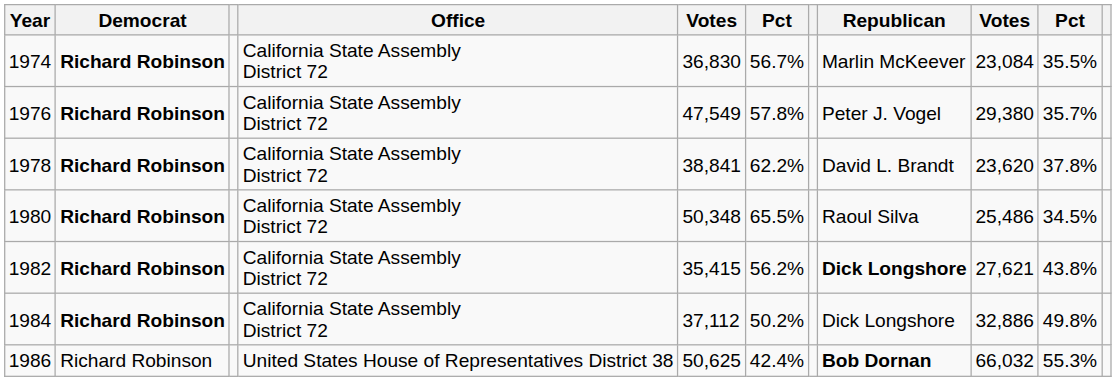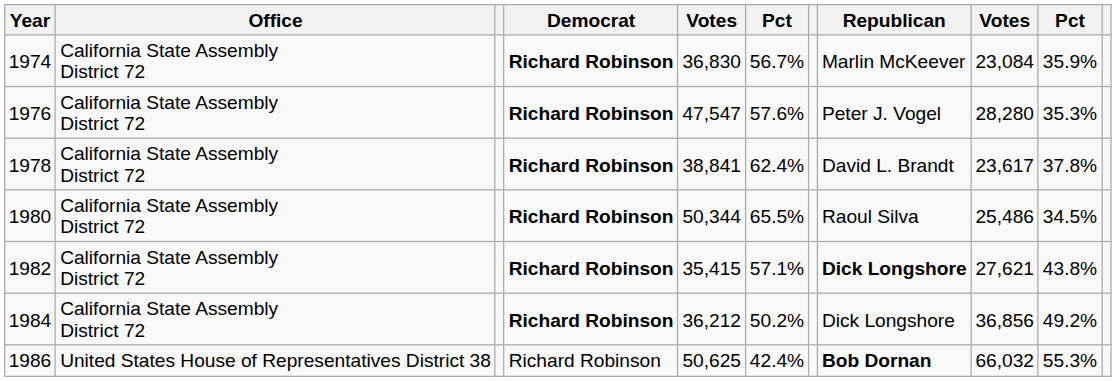columns swapped: (458, 20) <-> (143, 20)
(1070, 61) 35.5% -> (1070, 61) 35.9%
(712, 113) 47,549 -> (712, 113) 47,547
(777, 113) 57.8% -> (777, 113) 57.6%
(1005, 113) 29,380 -> (1005, 113) 28,280
(1070, 113) 35.7% -> (1070, 113) 35.3%
(777, 164) 62.2% -> (777, 164) 62.4%
(1005, 164) 23,620 -> (1005, 164) 23,617
(712, 216) 50,348 -> (712, 216) 50,344
(777, 268) 56.2% -> (777, 268) 57.1%
(711, 320) 37,112 -> (712, 320) 36,212
(1005, 320) 32,886 -> (1005, 320) 36,856
(1070, 320) 49.8% -> (1070, 320) 49.2%
